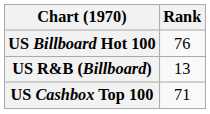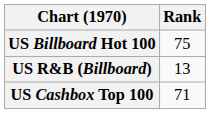(182, 43) 76 -> (182, 43) 75
